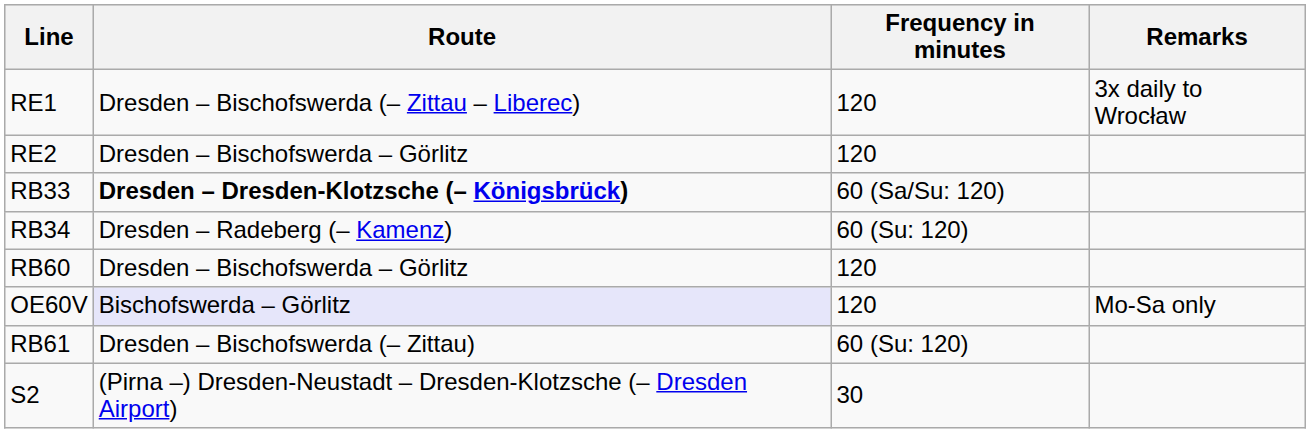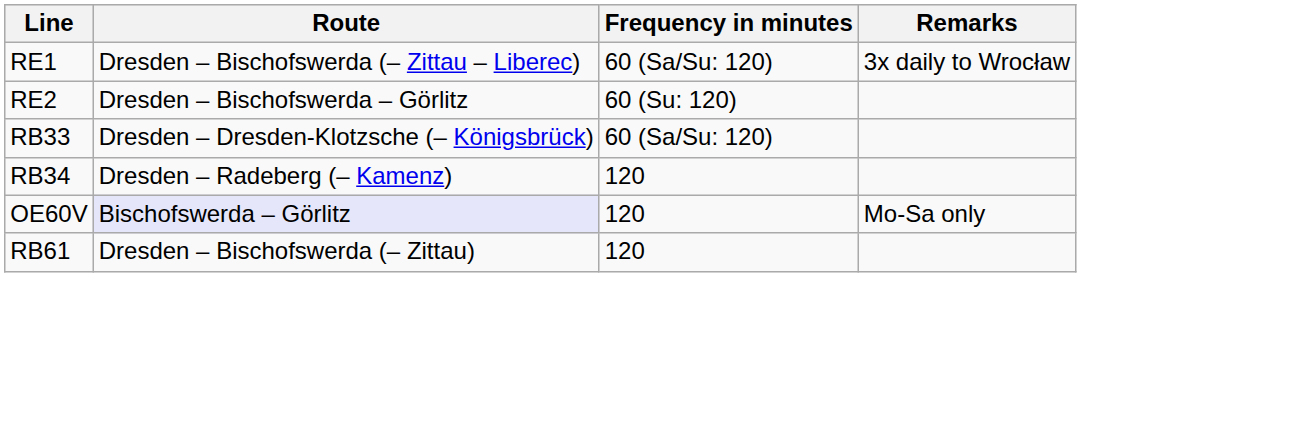(857, 102) 120 -> (689, 61) 60 (Sa/Su: 120)
(857, 153) 120 -> (671, 99) 60 (Su: 120)
(363, 191) bold -> (346, 137) normal
(903, 229) 60 (Su: 120) -> (625, 175) 120
- row: (40, 267)
(903, 343) 60 (Su: 120) -> (625, 251) 120
- row: (25, 395)
